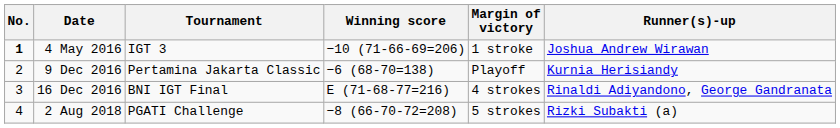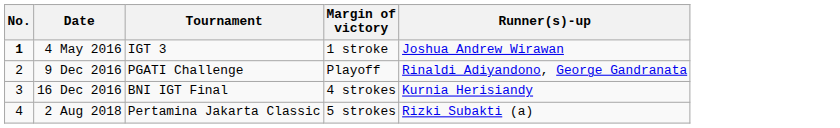- column: (396, 23)
(224, 71) Pertamina Jakarta Classic -> (186, 71) PGATI Challenge
(612, 71) Kurnia Herisiandy -> (545, 71) Rinaldi Adiyandono, George Gandranata
(689, 92) Rinaldi Adiyandono, George Gandranata -> (468, 92) Kurnia Herisiandy
(186, 113) PGATI Challenge -> (224, 113) Pertamina Jakarta Classic
